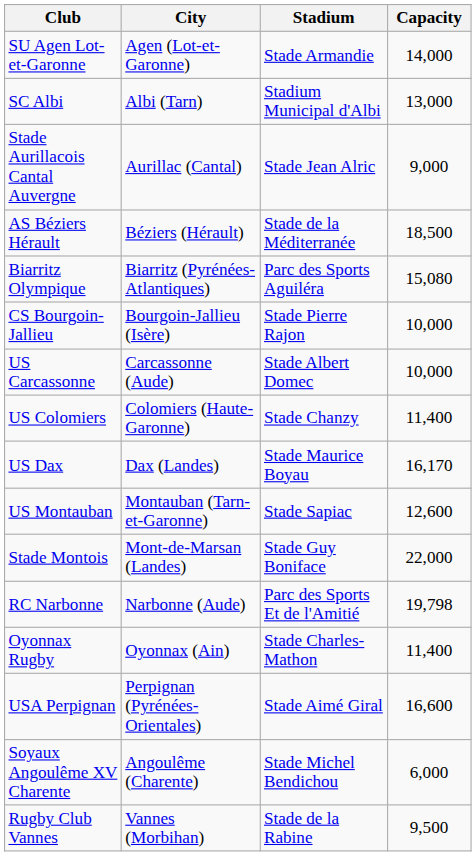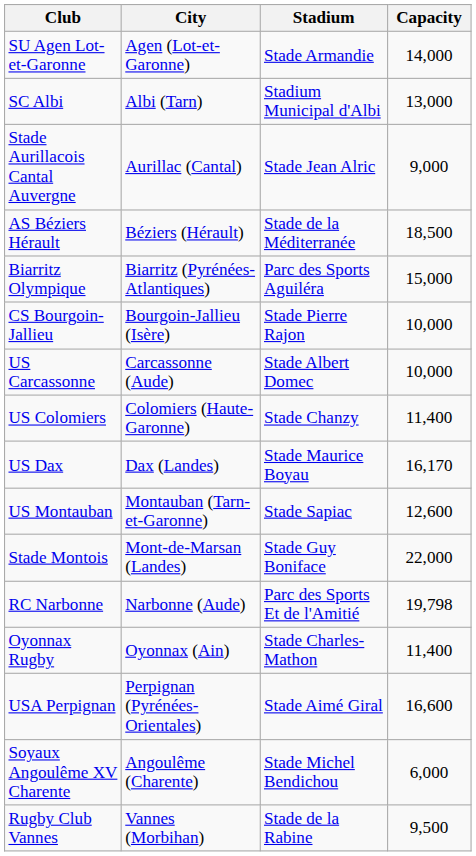(429, 279) 15,080 -> (429, 279) 15,000
